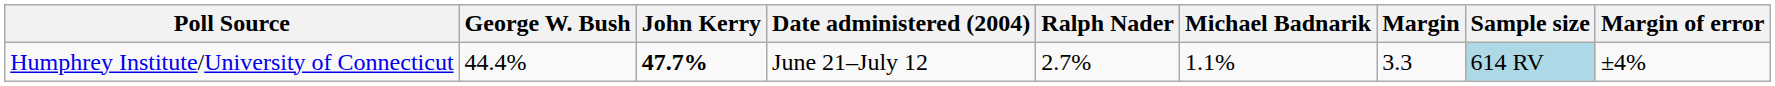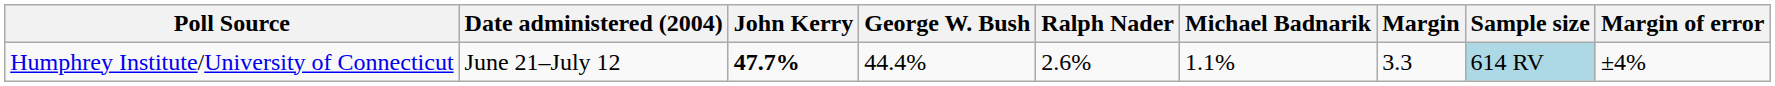columns swapped: (901, 23) <-> (548, 23)
(1066, 61) 2.7% -> (1066, 61) 2.6%
